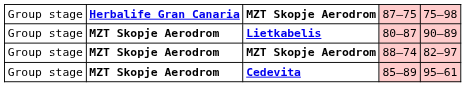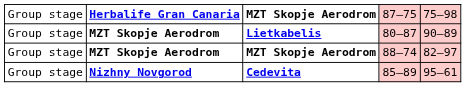(154, 72) MZT Skopje Aerodrom -> (141, 72) Nizhny Novgorod
